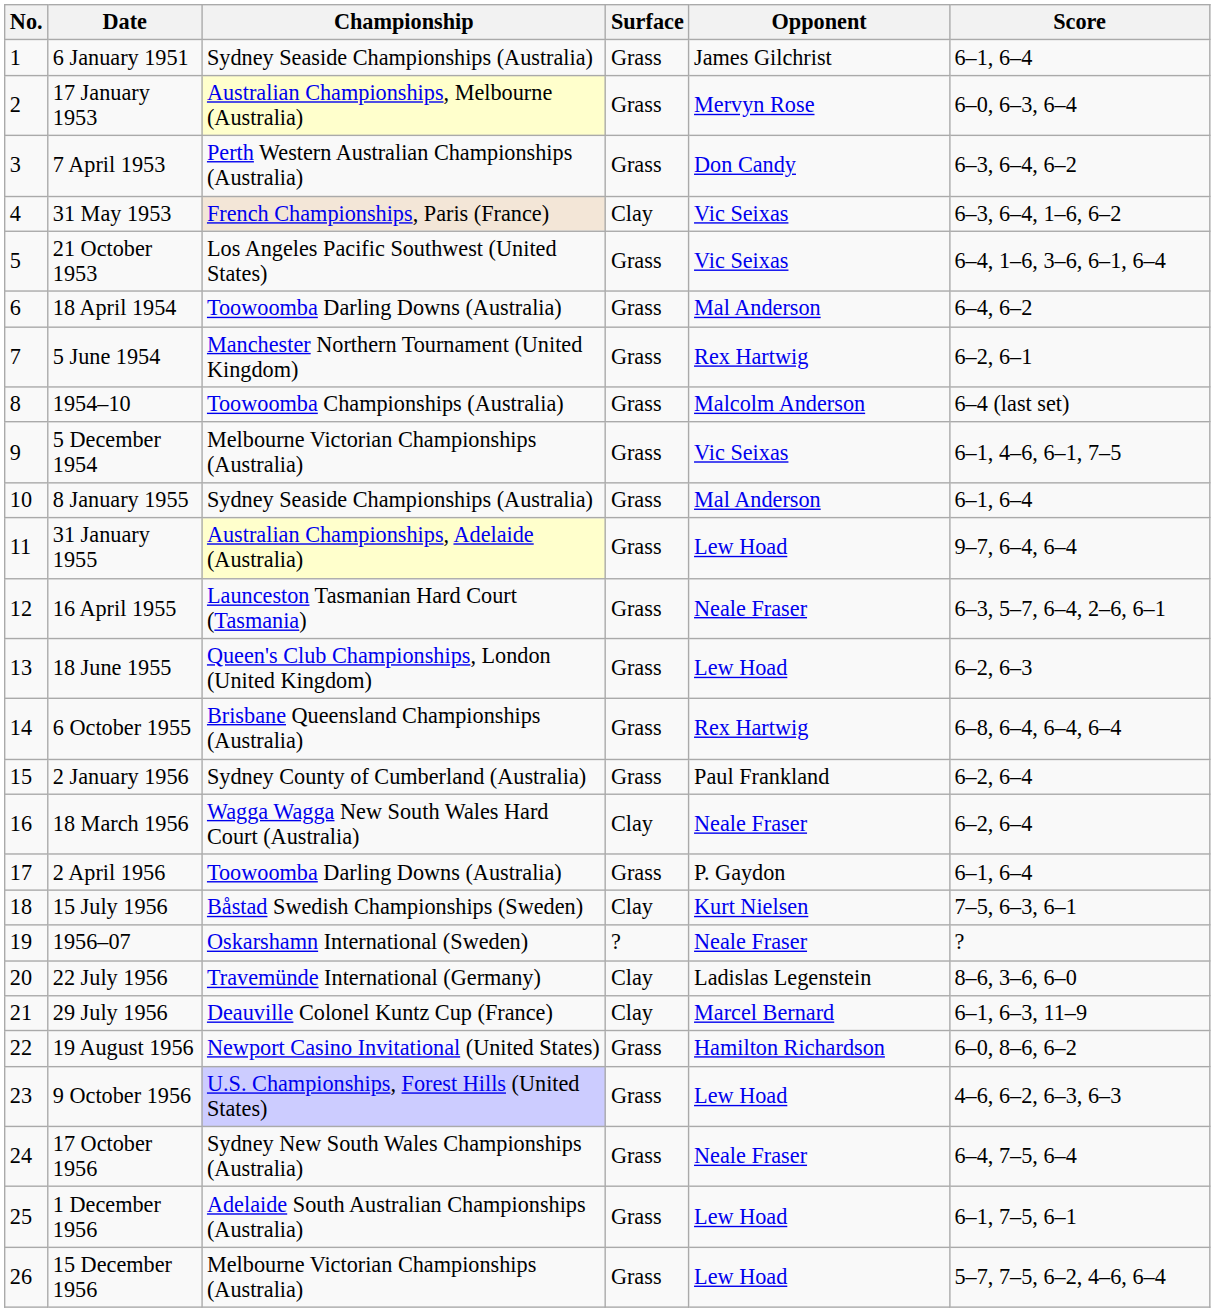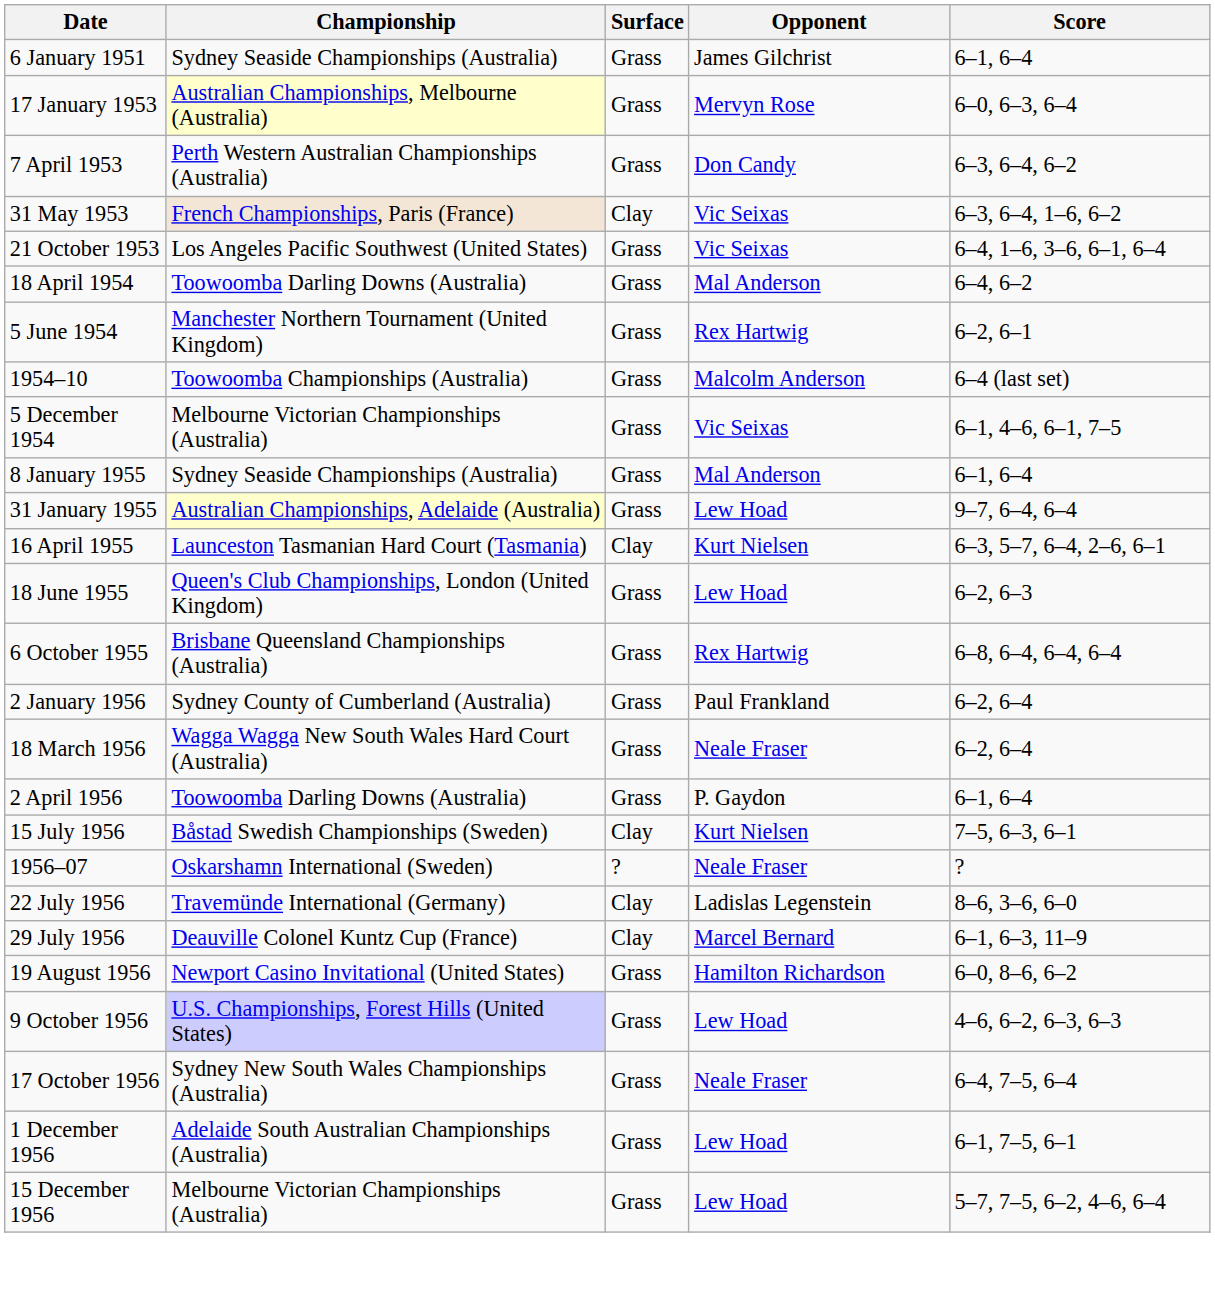- column: (26, 22)
(636, 608) Grass -> (632, 545) Clay
(751, 608) Neale Fraser -> (751, 545) Kurt Nielsen
(632, 824) Clay -> (636, 749) Grass
